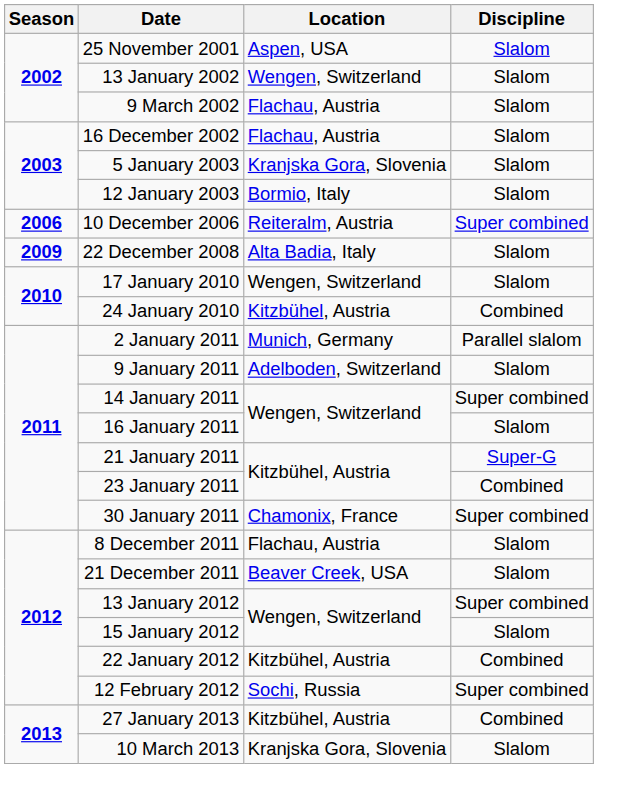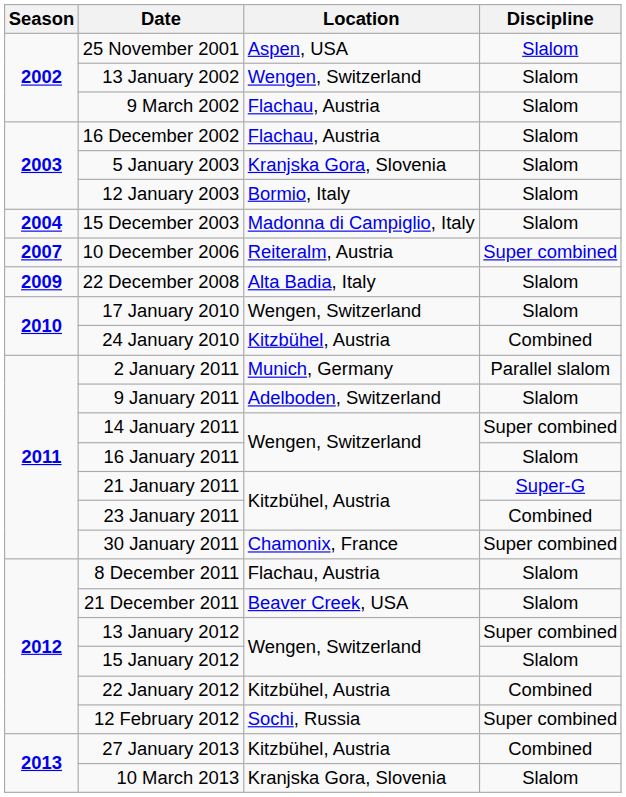+ row: (161, 223)
(42, 223) 2006 -> (42, 252) 2007
